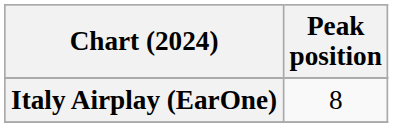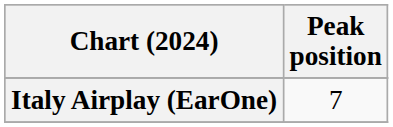(336, 99) 8 -> (336, 99) 7
